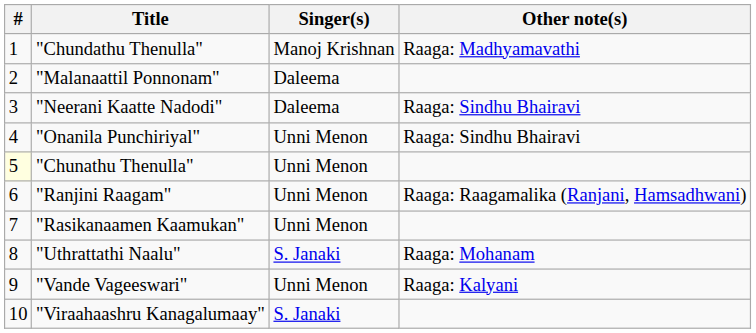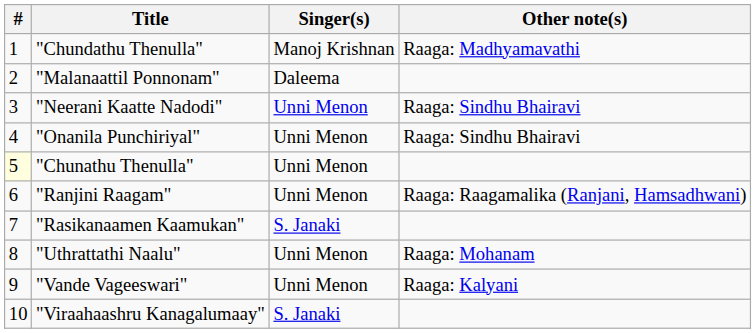(306, 107) Daleema -> (321, 107) Unni Menon
(321, 225) Unni Menon -> (307, 225) S. Janaki
(307, 254) S. Janaki -> (321, 254) Unni Menon
